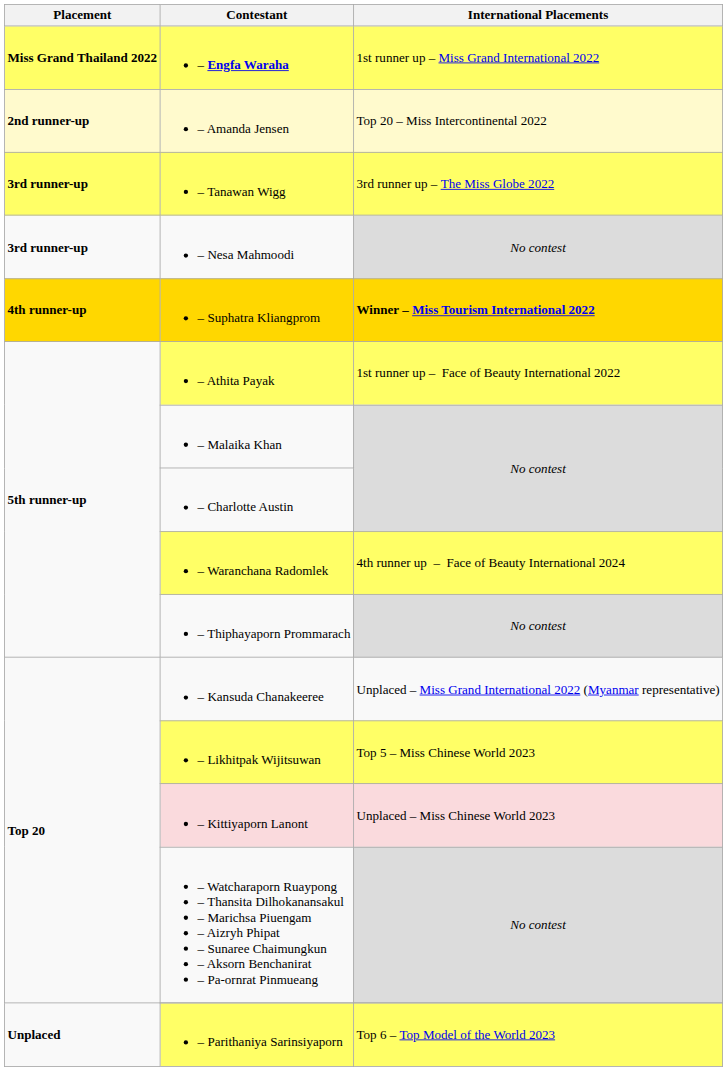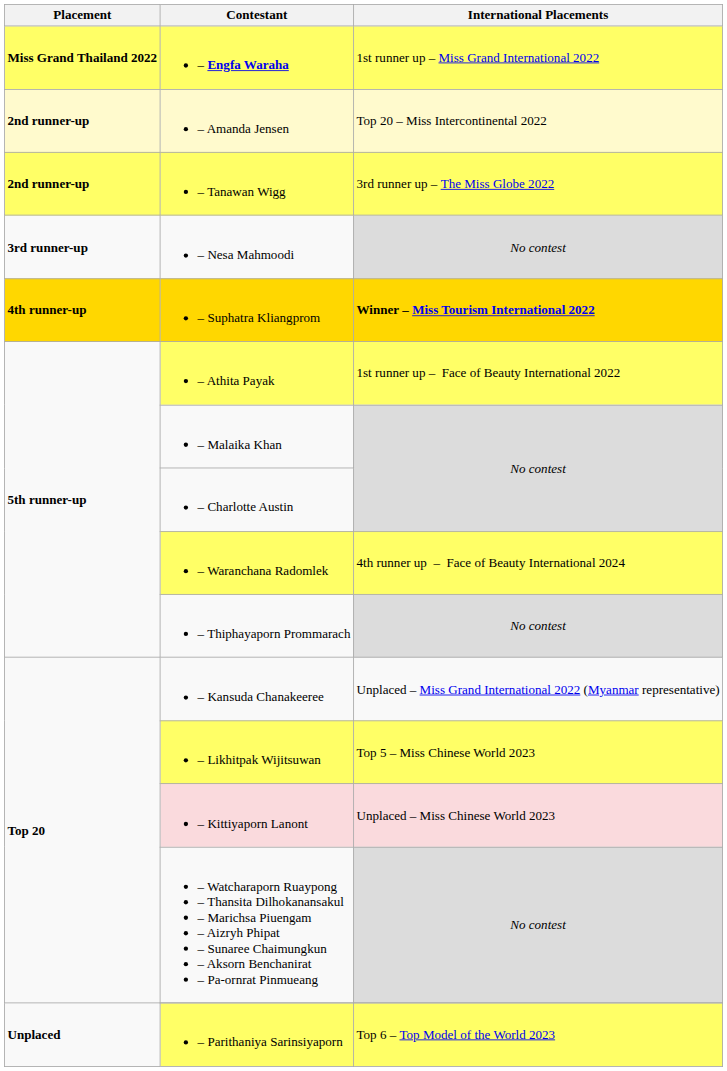(48, 184) 3rd runner-up -> (48, 184) 2nd runner-up
